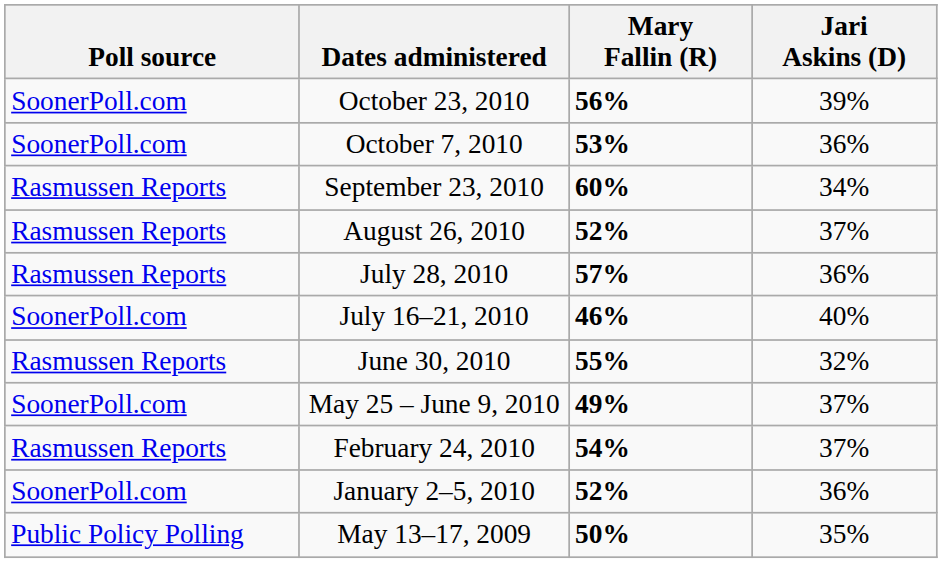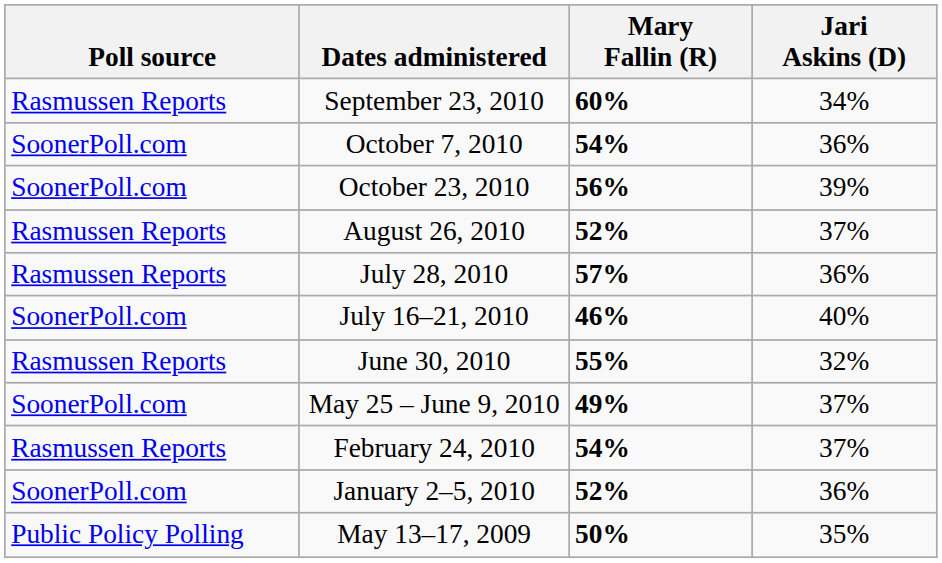rows swapped: (434, 100) <-> (434, 187)
(602, 143) 53% -> (602, 143) 54%
